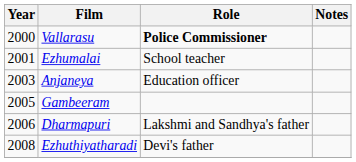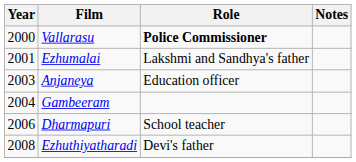(184, 59) School teacher -> (226, 59) Lakshmi and Sandhya's father
(21, 102) 2005 -> (21, 102) 2004
(226, 124) Lakshmi and Sandhya's father -> (184, 124) School teacher
